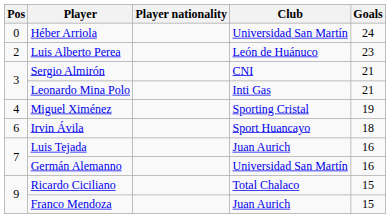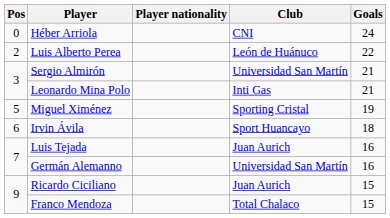(290, 33) Universidad San Martín -> (243, 33) CNI
(368, 52) 23 -> (368, 52) 22
(243, 71) CNI -> (290, 71) Universidad San Martín
(16, 109) 4 -> (16, 109) 5
(266, 185) Total Chalaco -> (261, 185) Juan Aurich
(261, 204) Juan Aurich -> (266, 204) Total Chalaco
